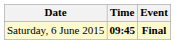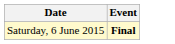- column: (122, 13)
